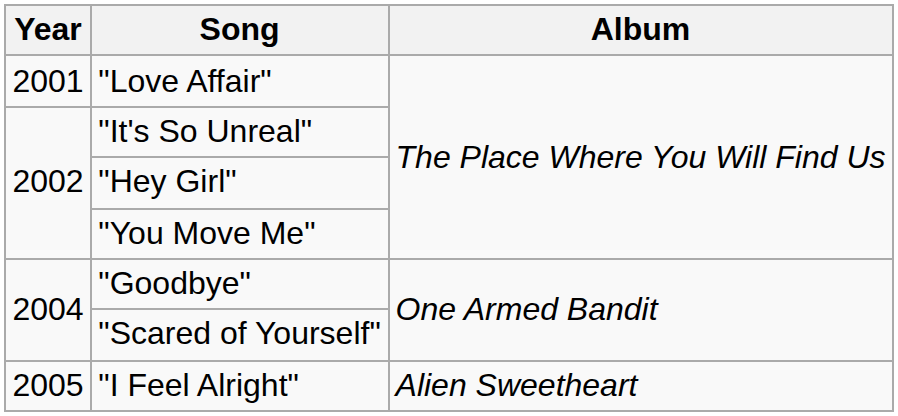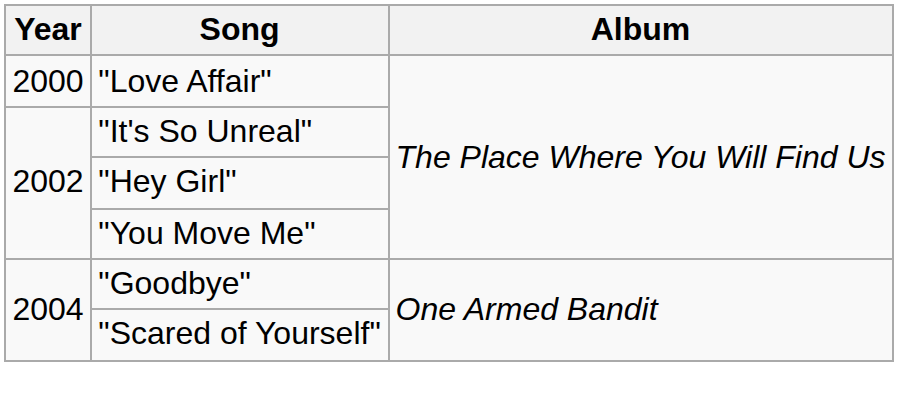(48, 80) 2001 -> (48, 80) 2000
- row: (199, 385)
